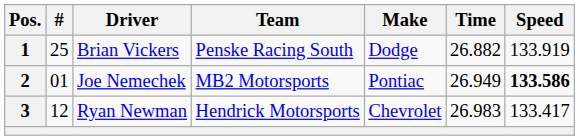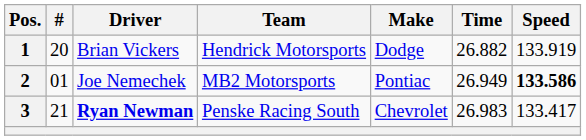(59, 50) 25 -> (59, 50) 20
(274, 50) Penske Racing South -> (284, 50) Hendrick Motorsports
(59, 111) 12 -> (59, 111) 21
(132, 111) normal -> (135, 111) bold
(278, 111) Hendrick Motorsports -> (281, 111) Penske Racing South
